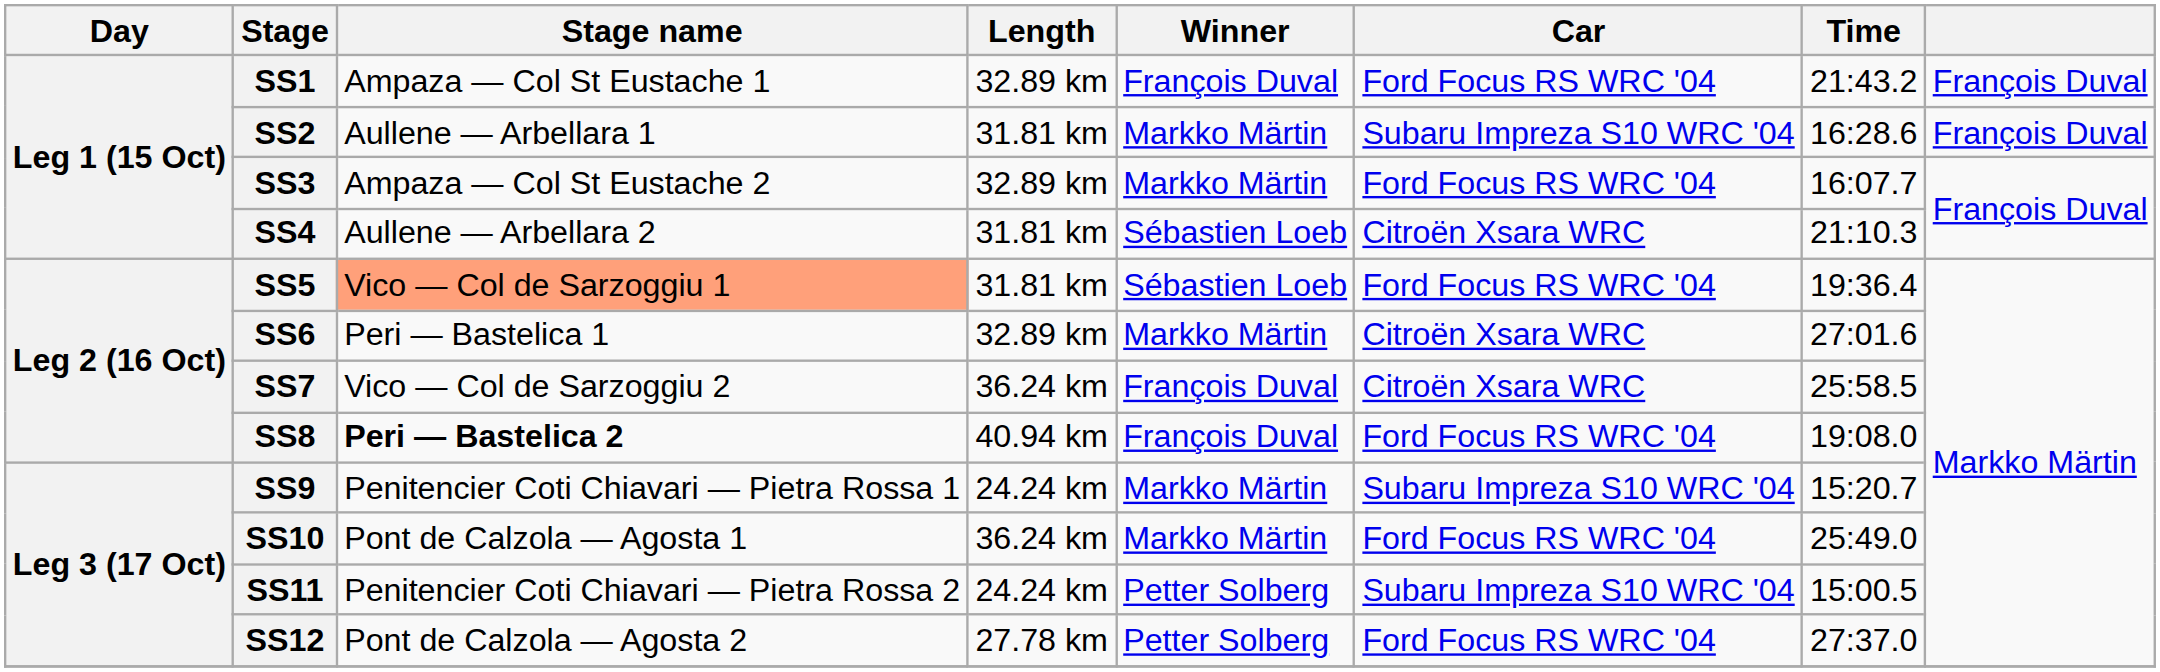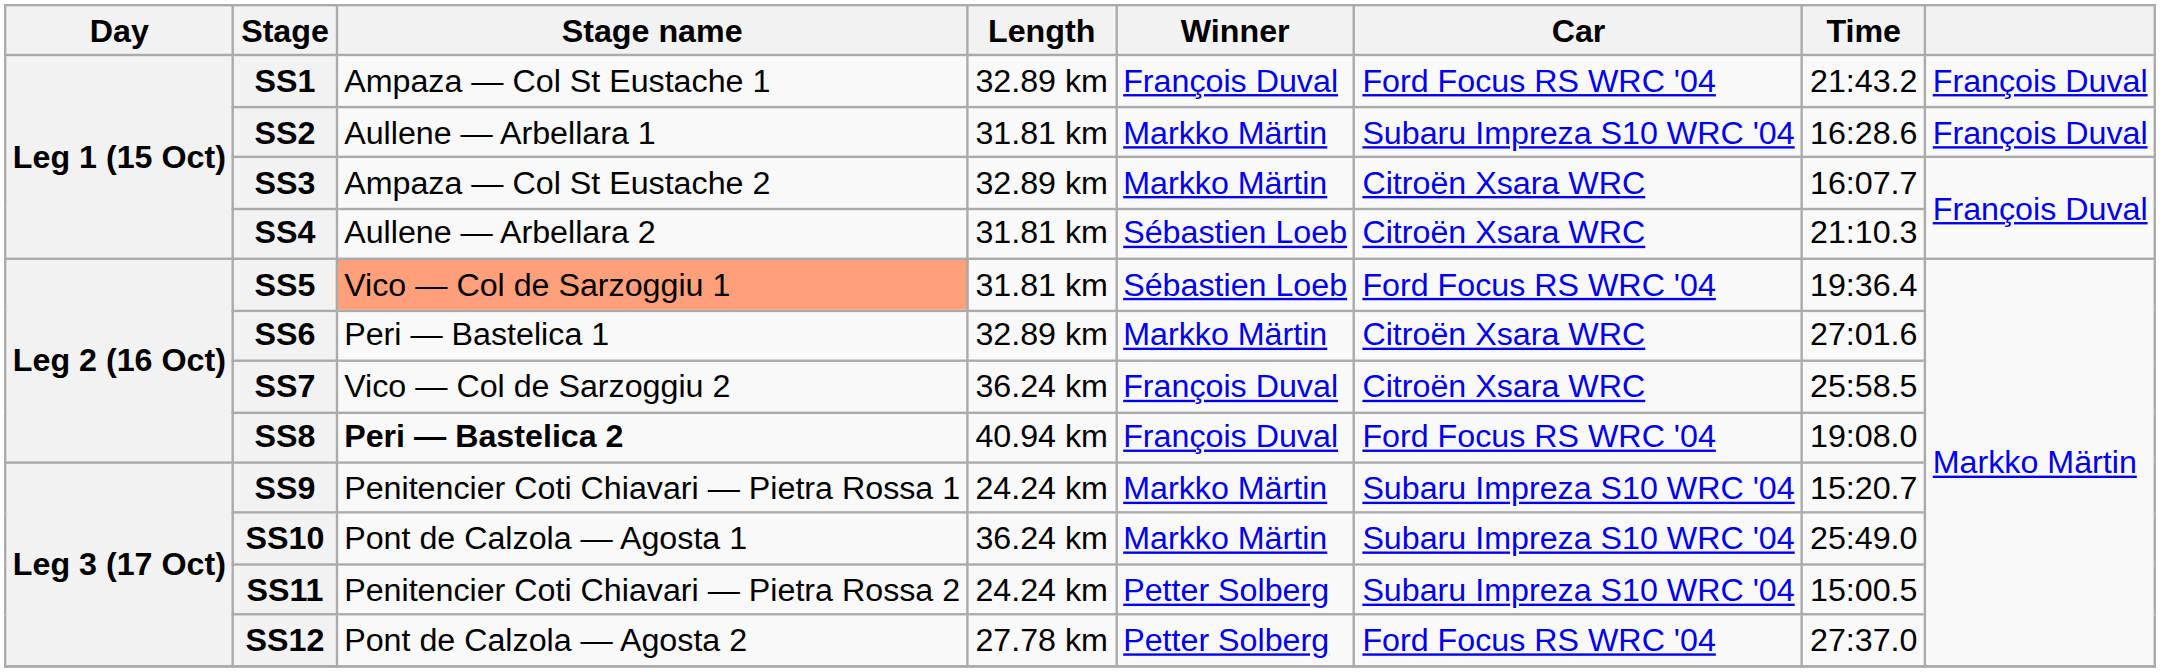(1539, 183) Ford Focus RS WRC '04 -> (1504, 183) Citroën Xsara WRC
(1539, 538) Ford Focus RS WRC '04 -> (1579, 538) Subaru Impreza S10 WRC '04
